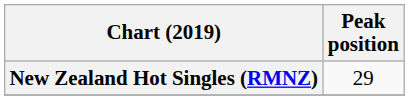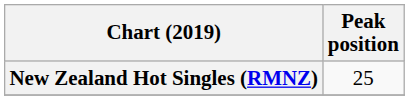(363, 77) 29 -> (363, 77) 25
